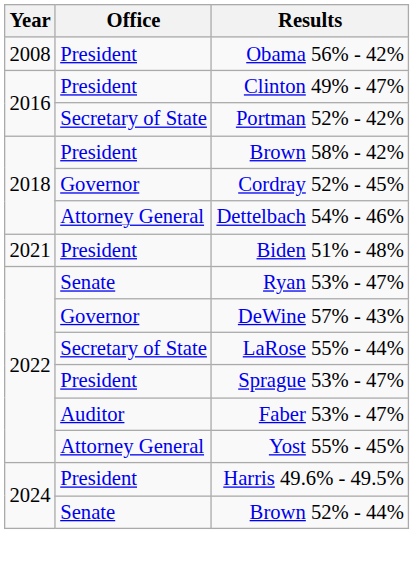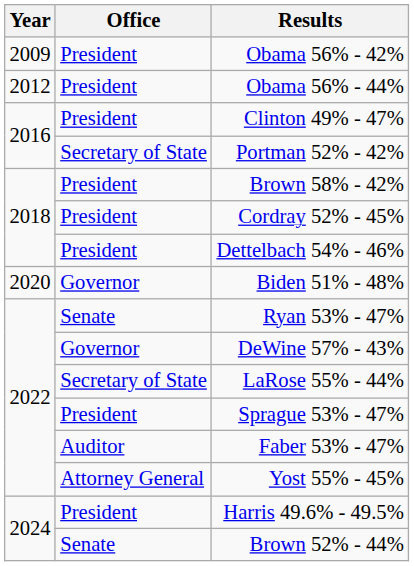(30, 53) 2008 -> (30, 53) 2009
+ row: (325, 86)
(100, 184) Governor -> (99, 217) President
(132, 217) Attorney General -> (99, 250) President
(30, 250) 2021 -> (30, 282) 2020
(99, 250) President -> (100, 282) Governor
